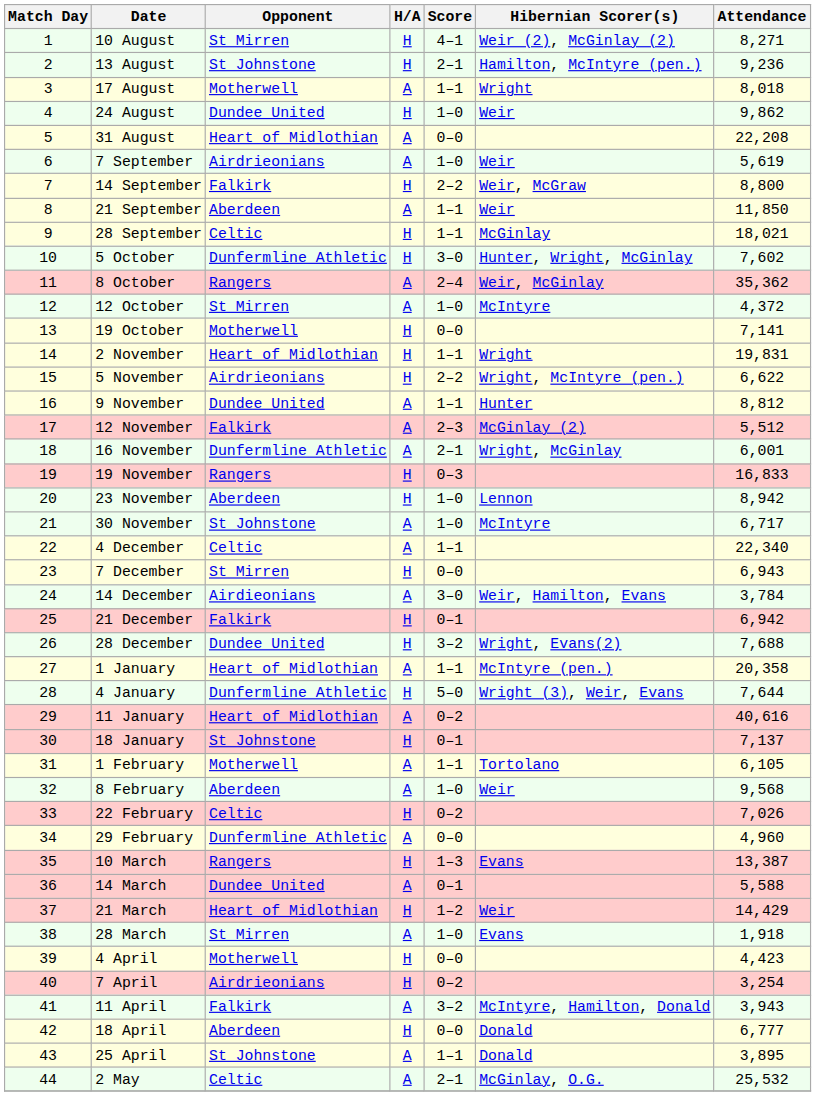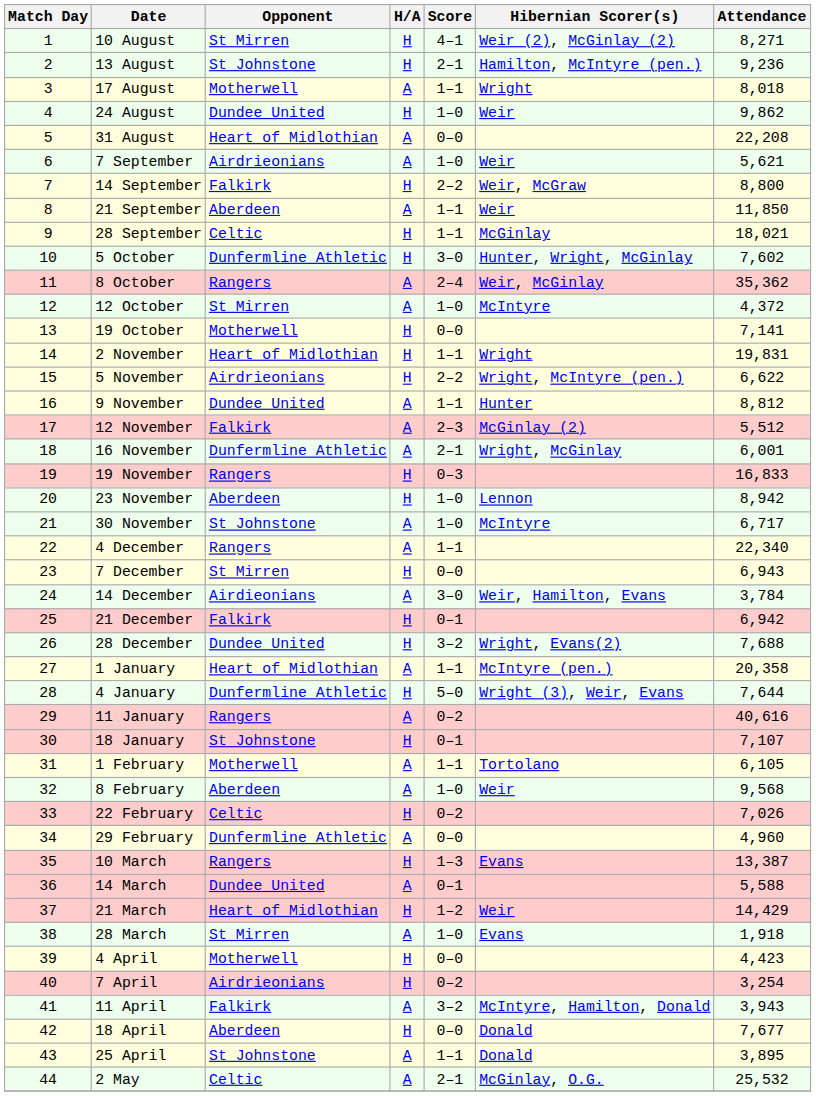(762, 162) 5,619 -> (762, 162) 5,621
(236, 548) Celtic -> (240, 548) Rangers
(293, 717) Heart of Midlothian -> (240, 717) Rangers
(762, 741) 7,137 -> (762, 741) 7,107
(762, 1031) 6,777 -> (762, 1031) 7,677
